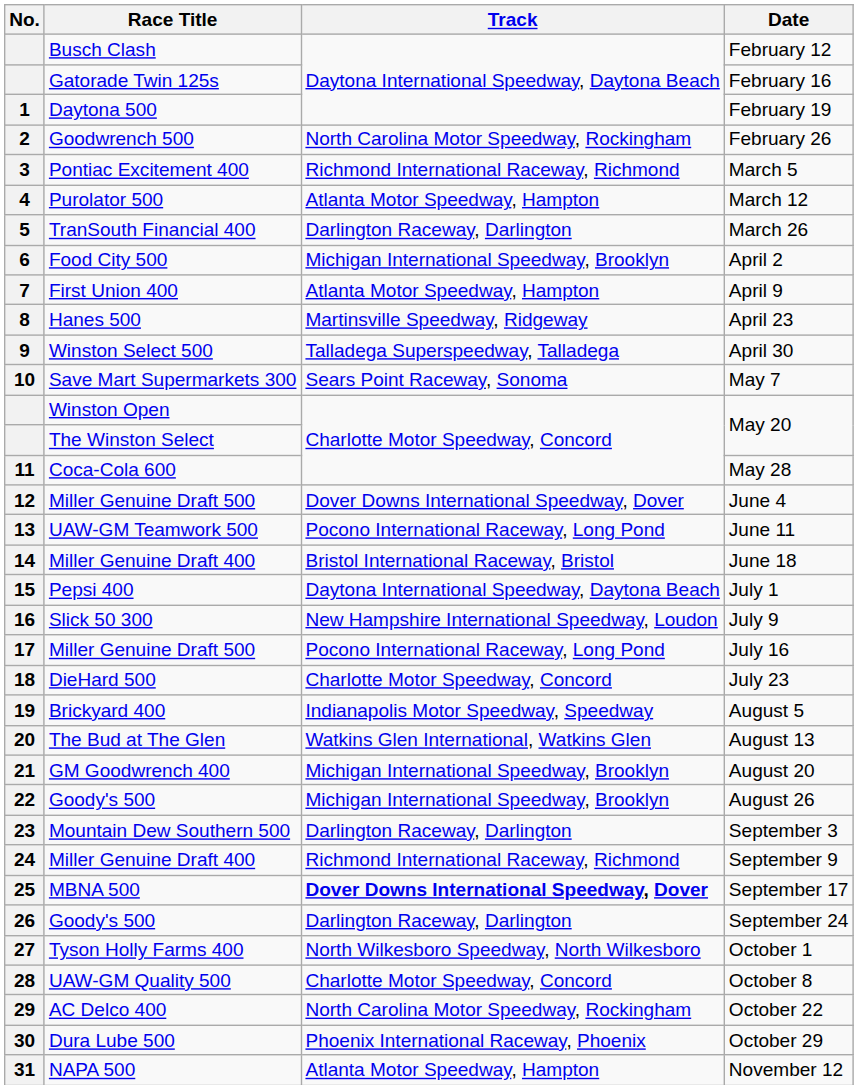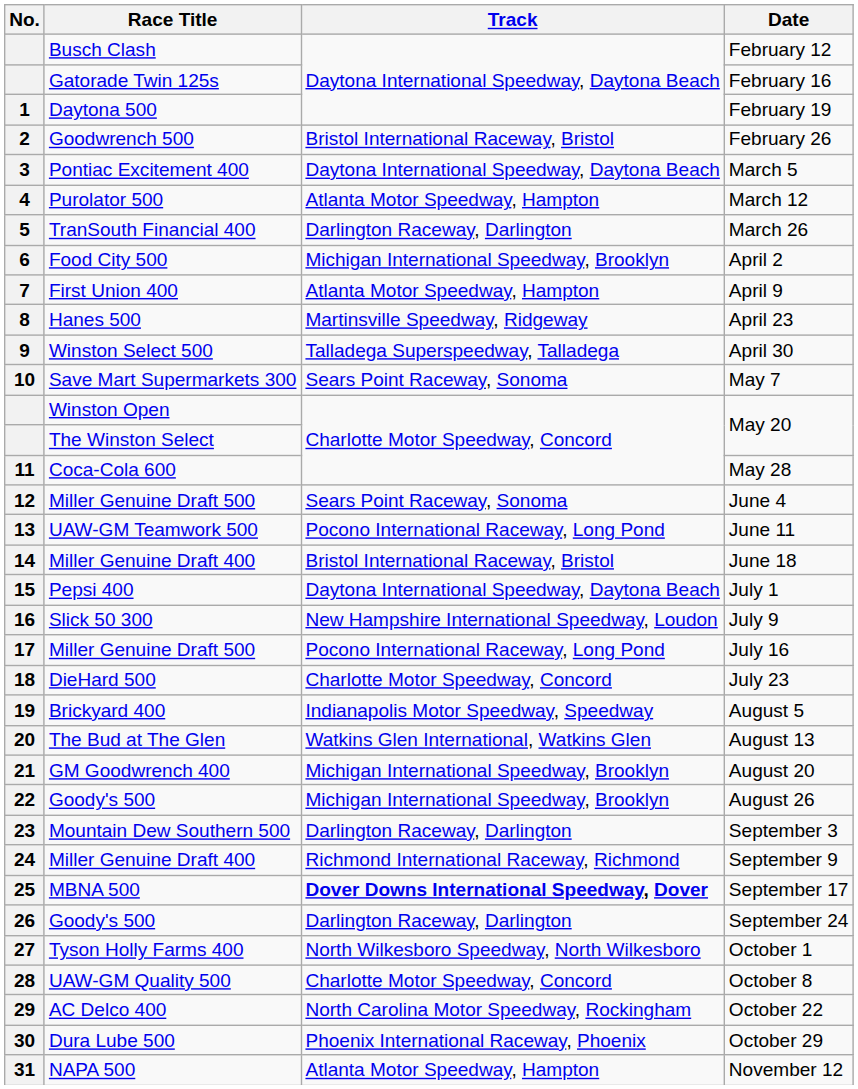(498, 139) North Carolina Motor Speedway, Rockingham -> (460, 139) Bristol International Raceway, Bristol
(493, 169) Richmond International Raceway, Richmond -> (513, 169) Daytona International Speedway, Daytona Beach
(495, 500) Dover Downs International Speedway, Dover -> (436, 500) Sears Point Raceway, Sonoma
